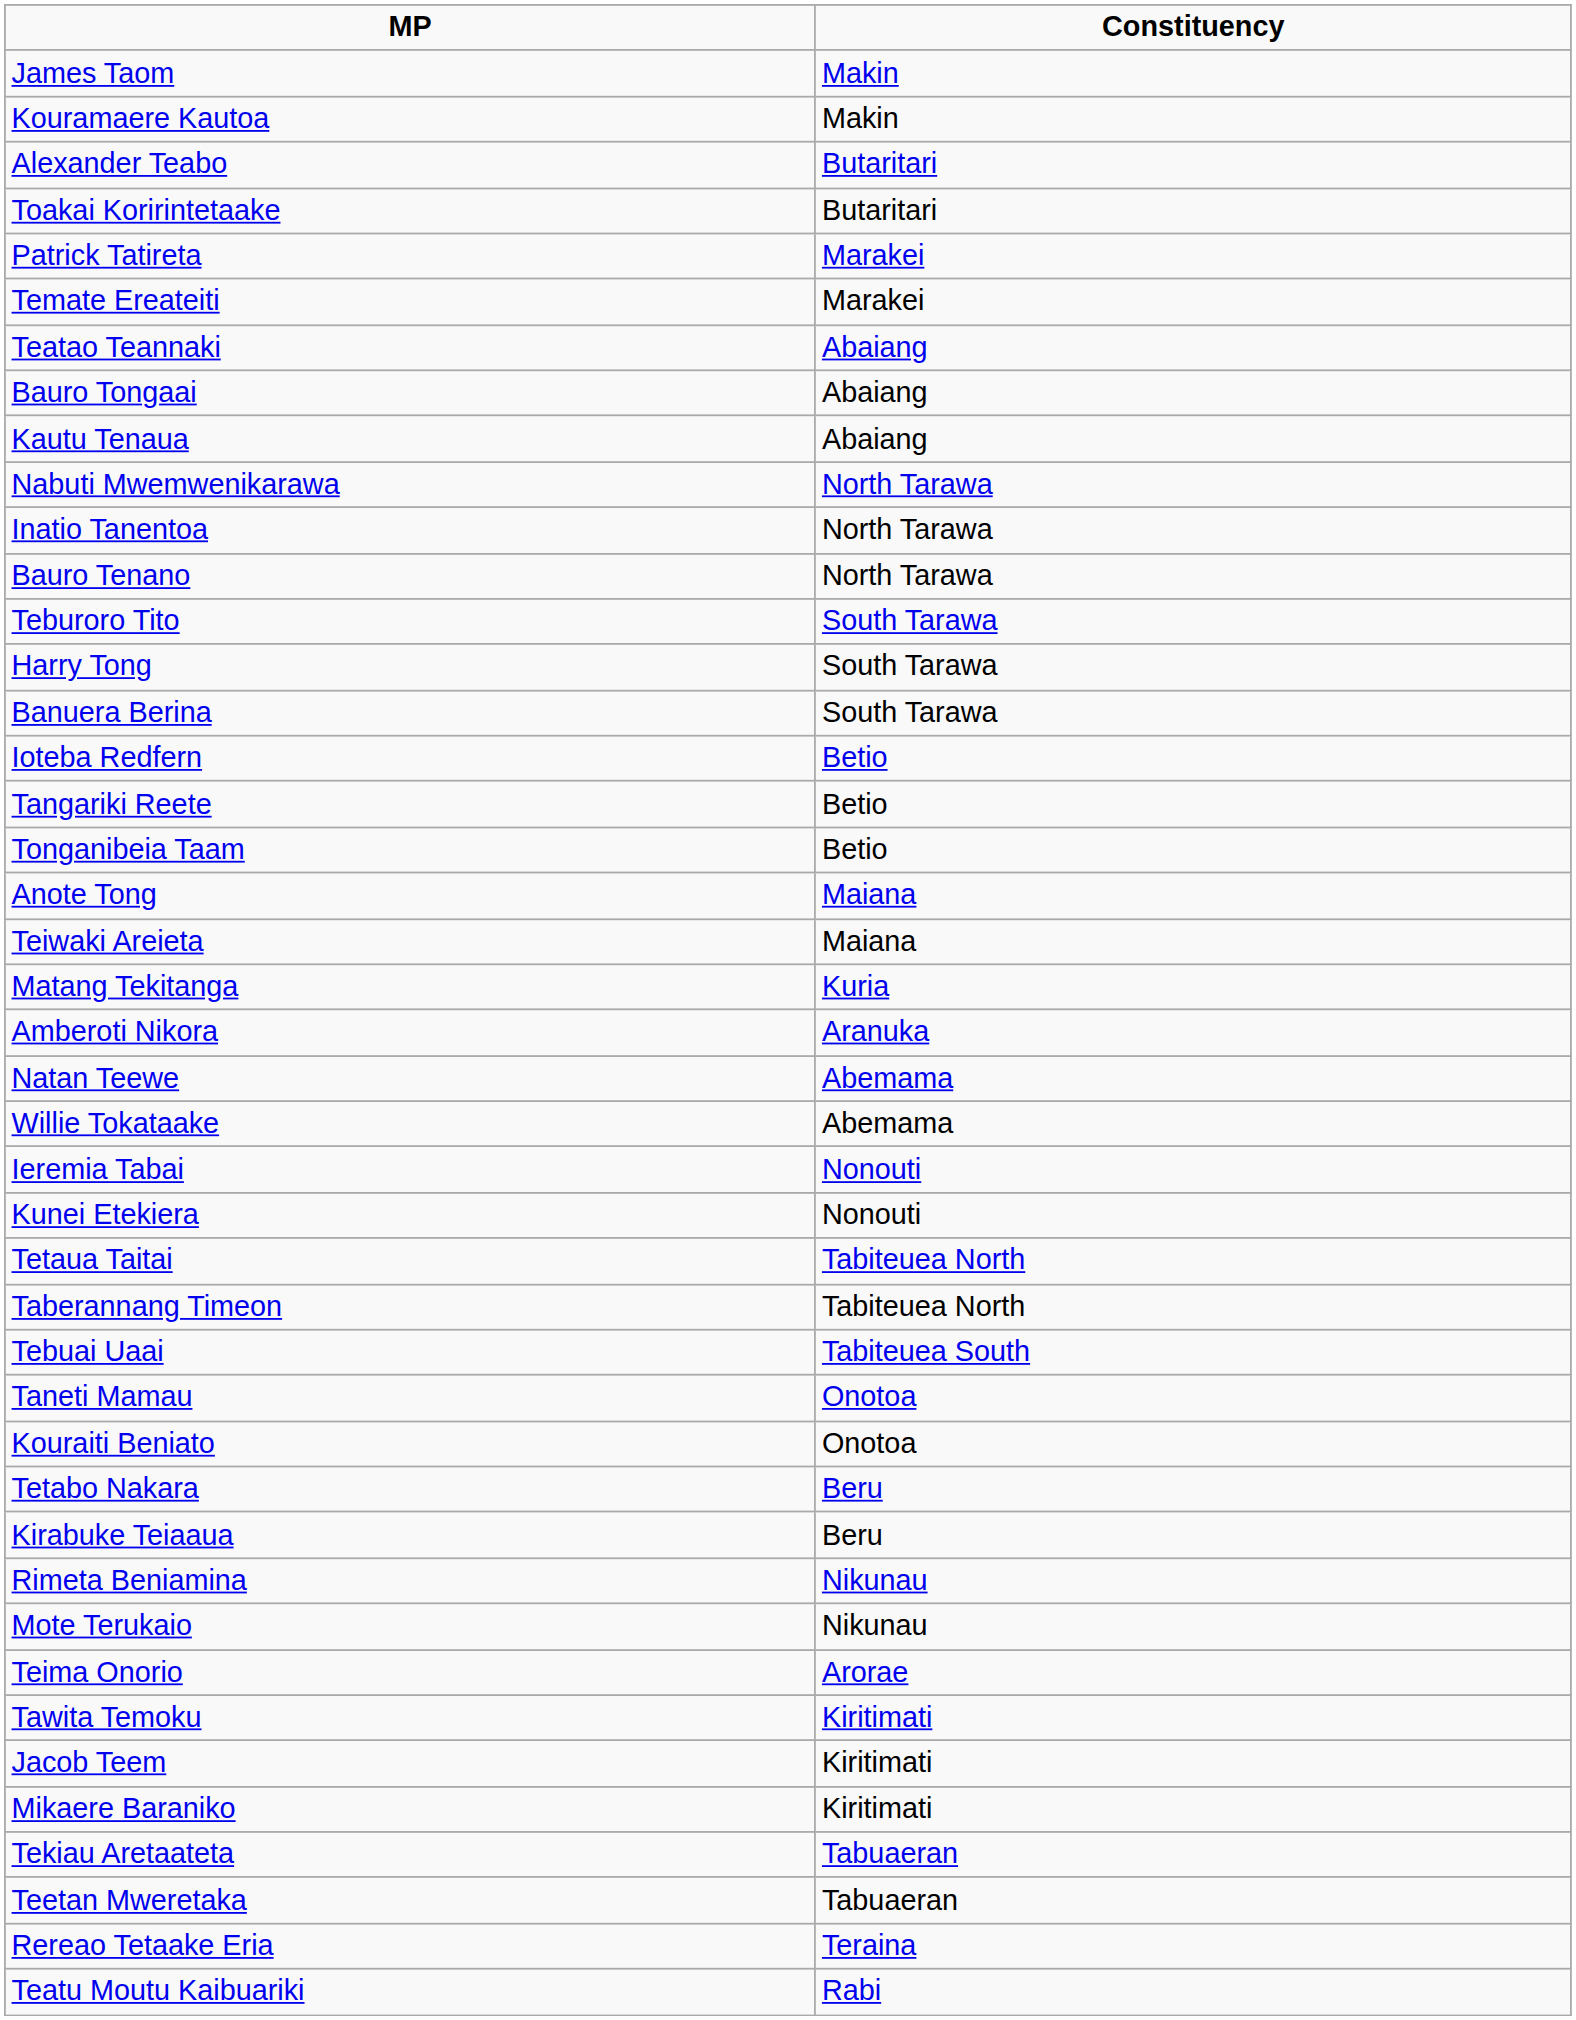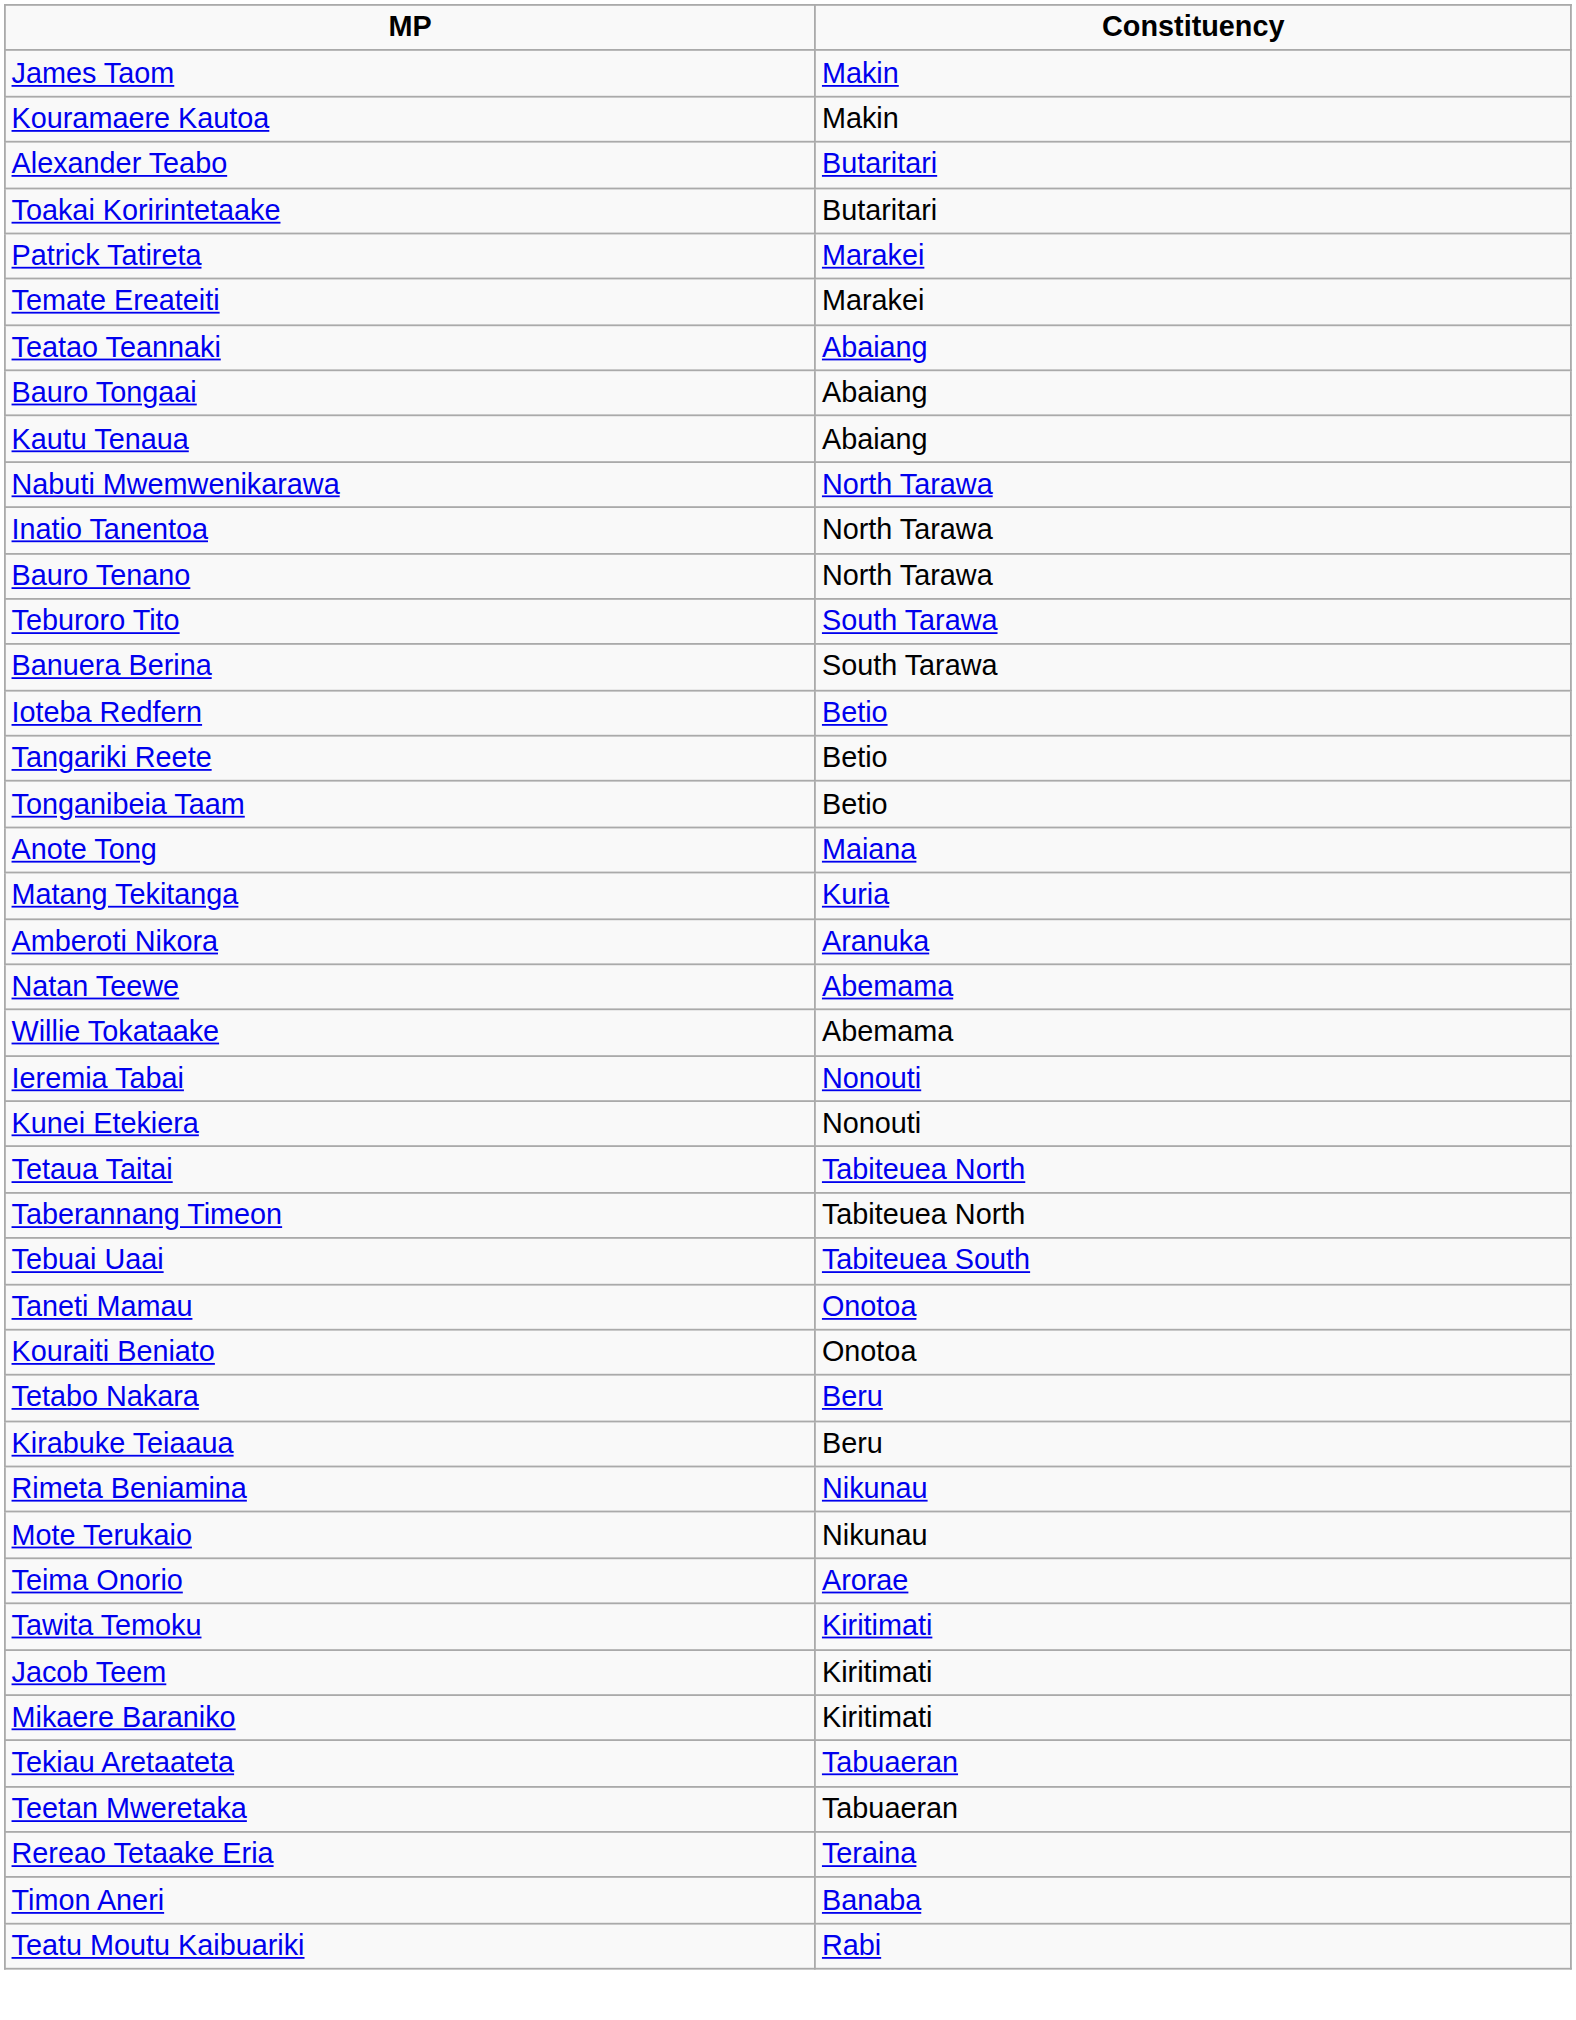- row: (82, 666)
- row: (108, 940)
+ row: (88, 1900)
